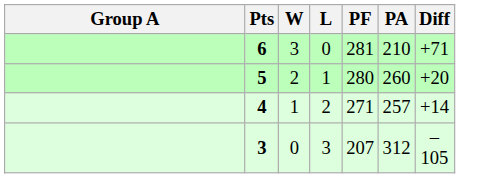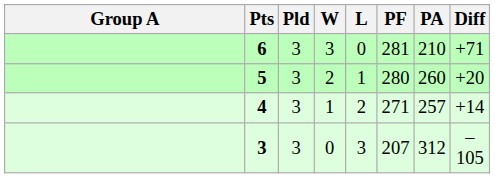+ column: (296, 19)
